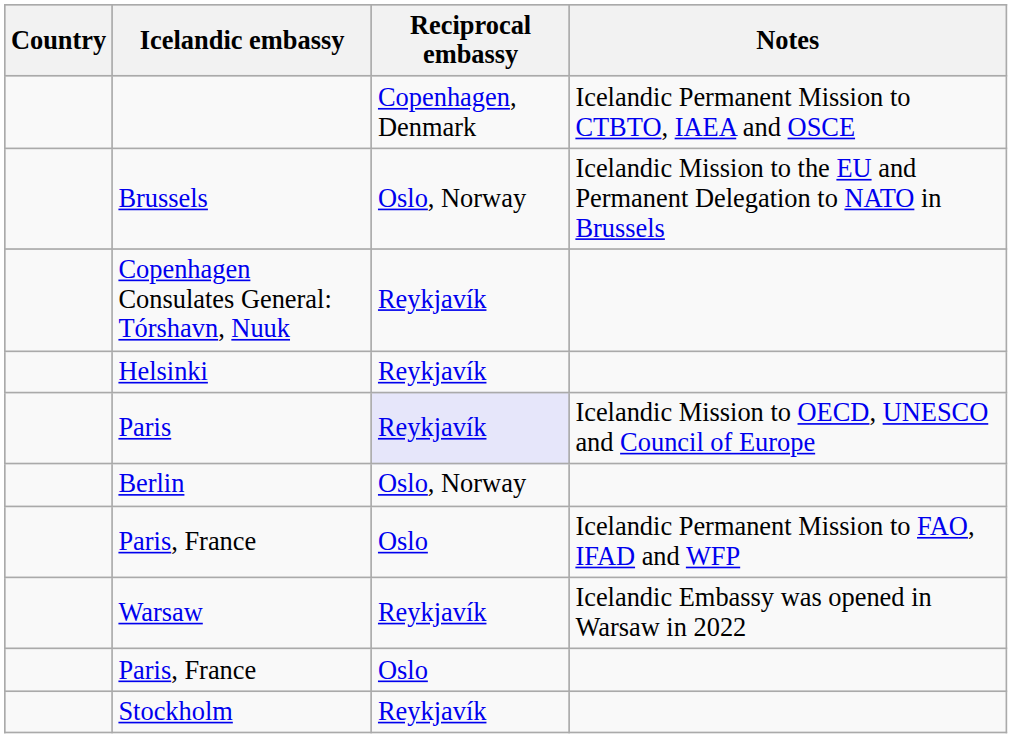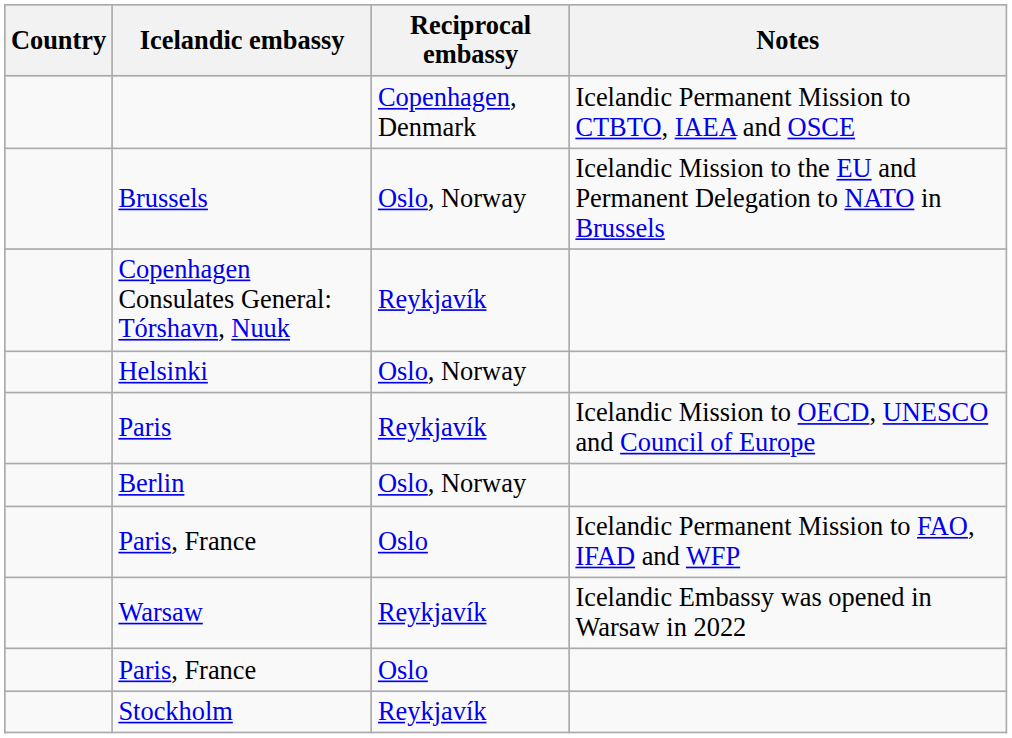(432, 371) Reykjavík -> (452, 371) Oslo, Norway
(432, 427) lavender background -> (432, 427) no background
